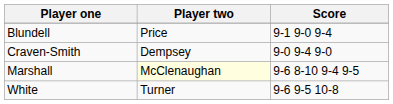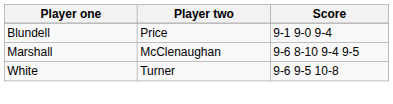- row: (44, 52)
(181, 71) lightyellow background -> (181, 52) no background
